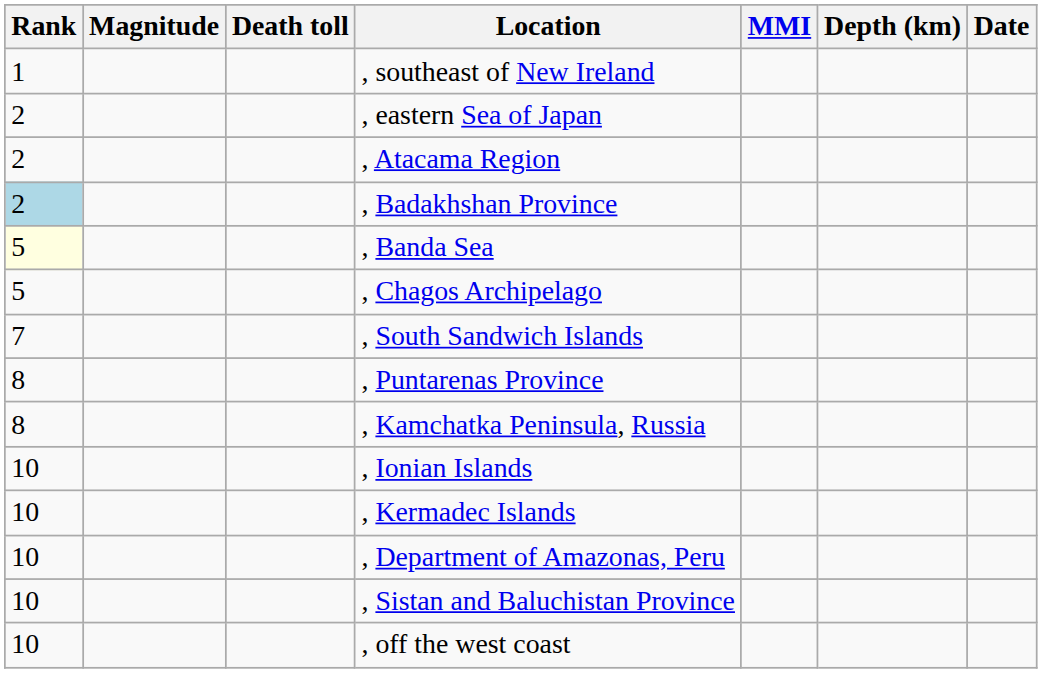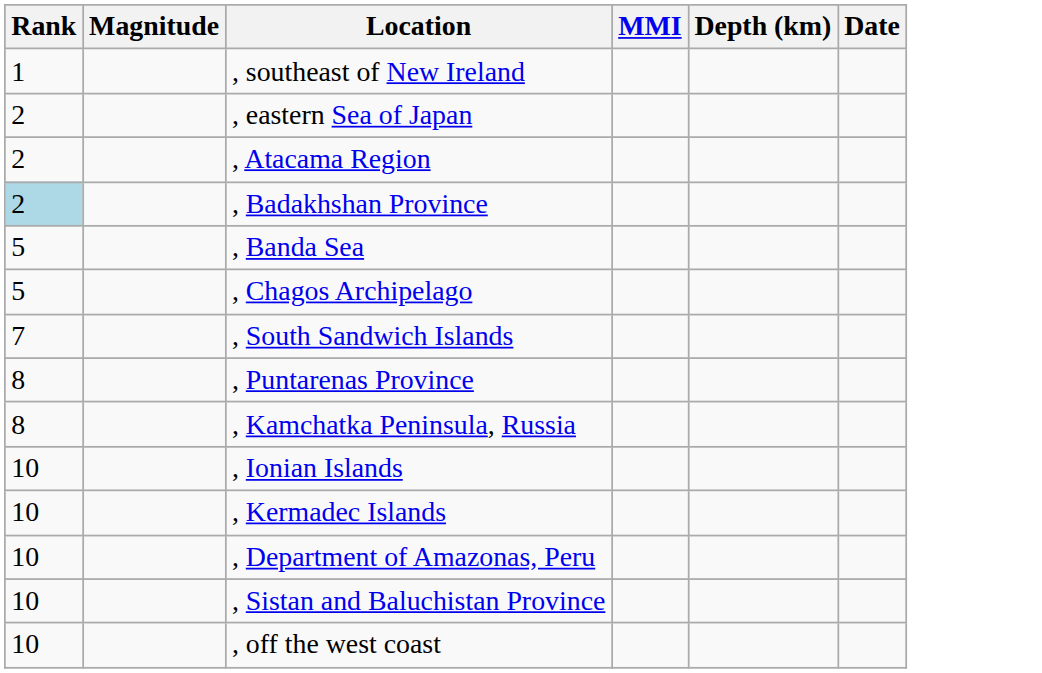- column: (290, 26)
(18, 247) lightyellow background -> (18, 247) no background
